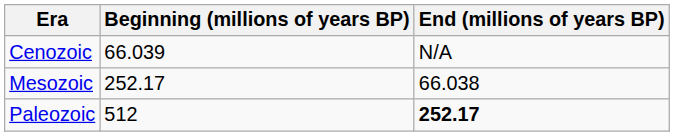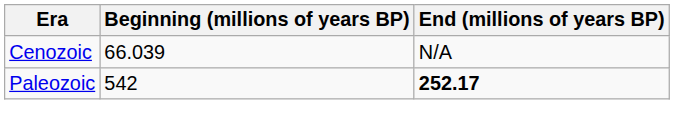- row: (51, 83)
(121, 114) 512 -> (121, 83) 542
